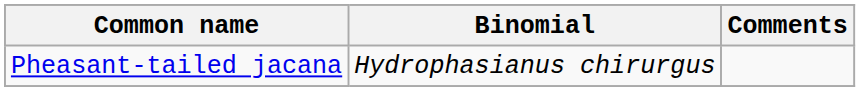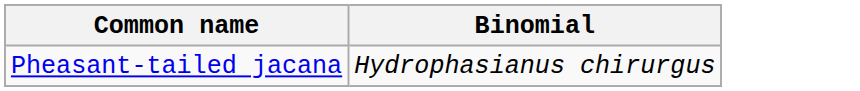- column: (788, 25)
